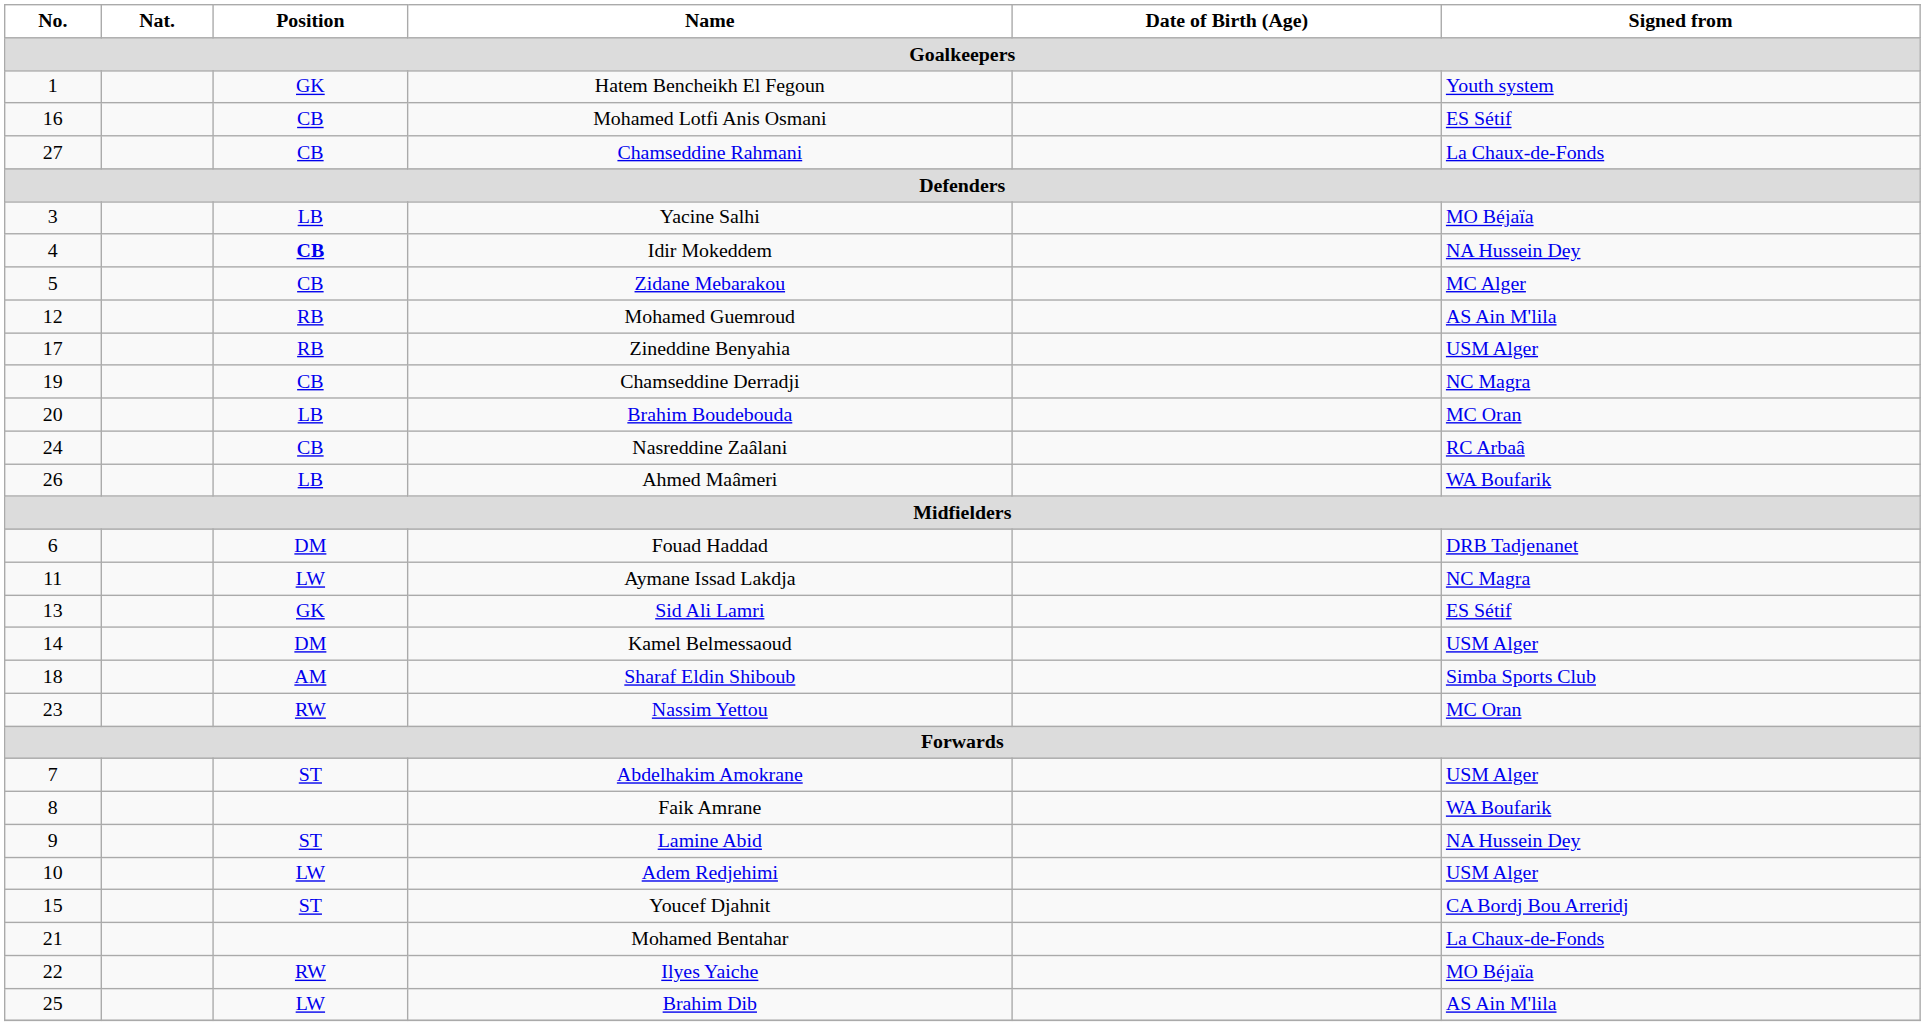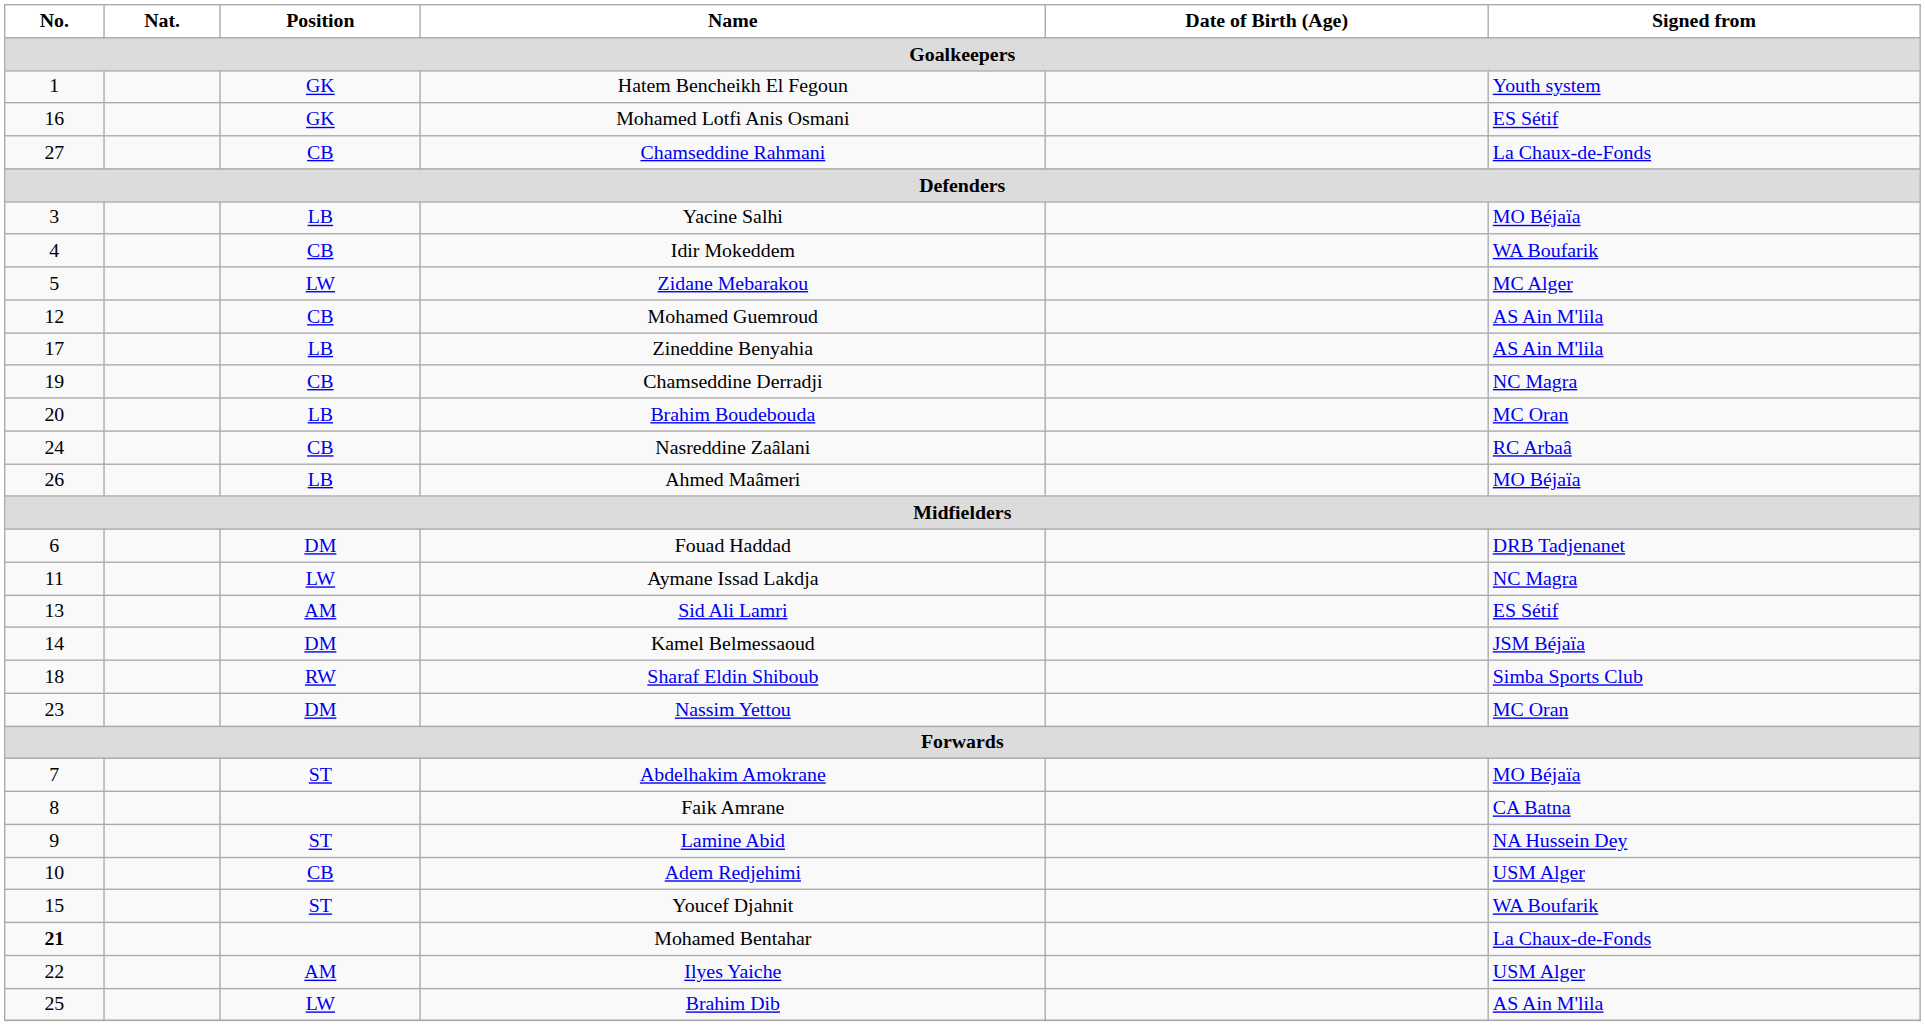(310, 119) CB -> (320, 119) GK
(310, 250) bold -> (320, 250) normal
(1513, 250) NA Hussein Dey -> (1546, 250) WA Boufarik
(310, 283) CB -> (320, 283) LW
(310, 316) RB -> (320, 316) CB
(310, 349) RB -> (320, 349) LB
(1492, 349) USM Alger -> (1548, 349) AS Ain M'lila
(1499, 480) WA Boufarik -> (1537, 480) MO Béjaïa
(310, 611) GK -> (320, 611) AM
(1492, 644) USM Alger -> (1539, 644) JSM Béjaïa
(310, 676) AM -> (320, 676) RW
(310, 709) RW -> (320, 709) DM
(1492, 775) USM Alger -> (1537, 775) MO Béjaïa
(1499, 807) WA Boufarik -> (1532, 807) CA Batna
(310, 873) LW -> (320, 873) CB
(1537, 906) CA Bordj Bou Arreridj -> (1546, 906) WA Boufarik
(53, 938) normal -> (54, 938) bold
(310, 971) RW -> (320, 971) AM
(1490, 971) MO Béjaïa -> (1539, 971) USM Alger
